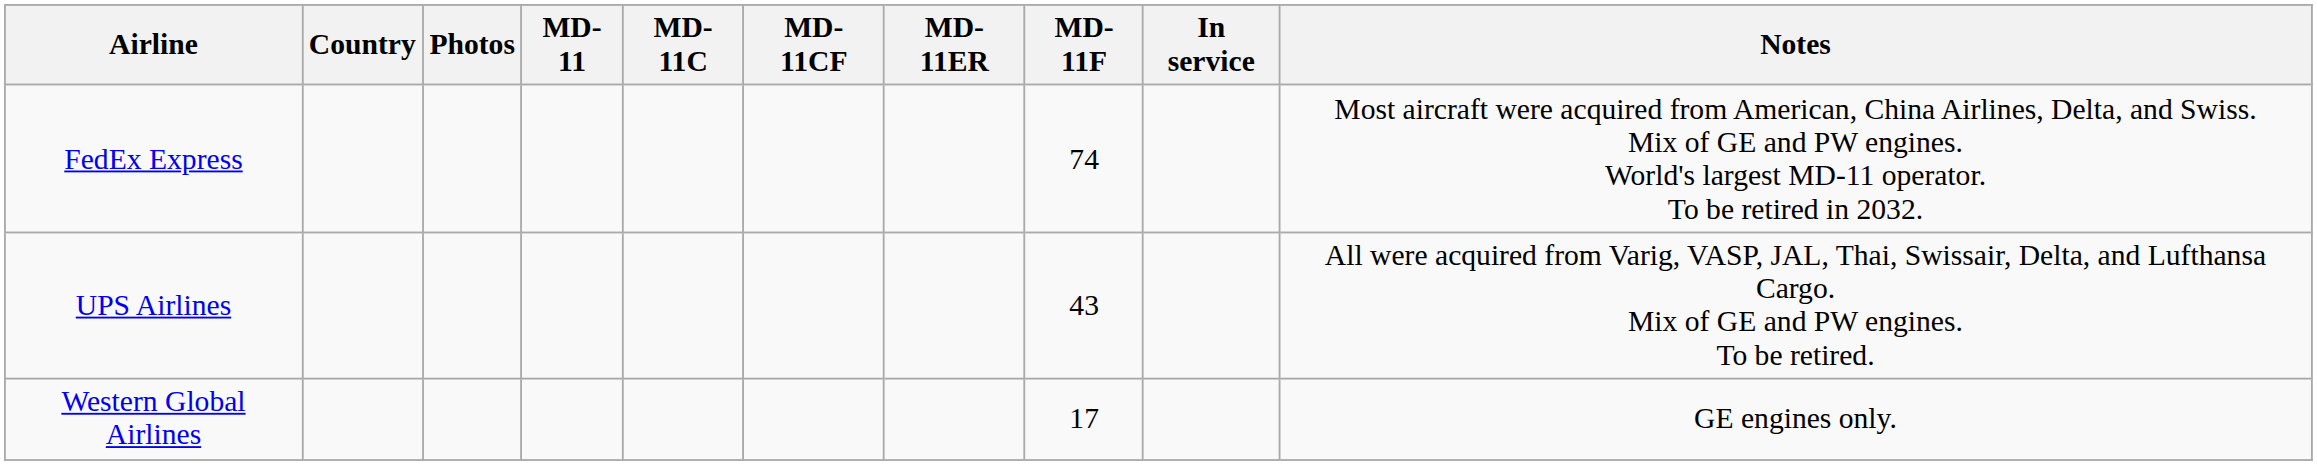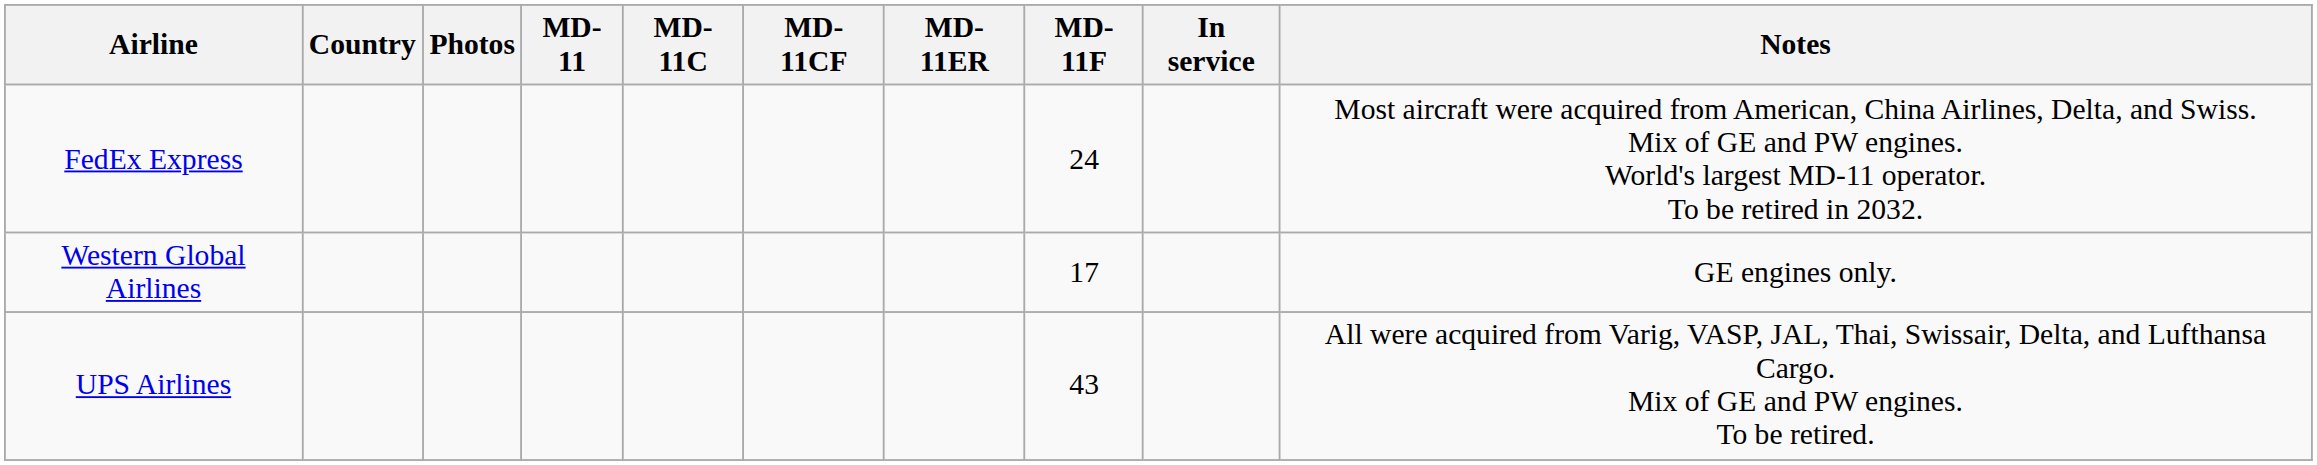(1084, 158) 74 -> (1084, 158) 24
rows swapped: (153, 305) <-> (153, 418)
